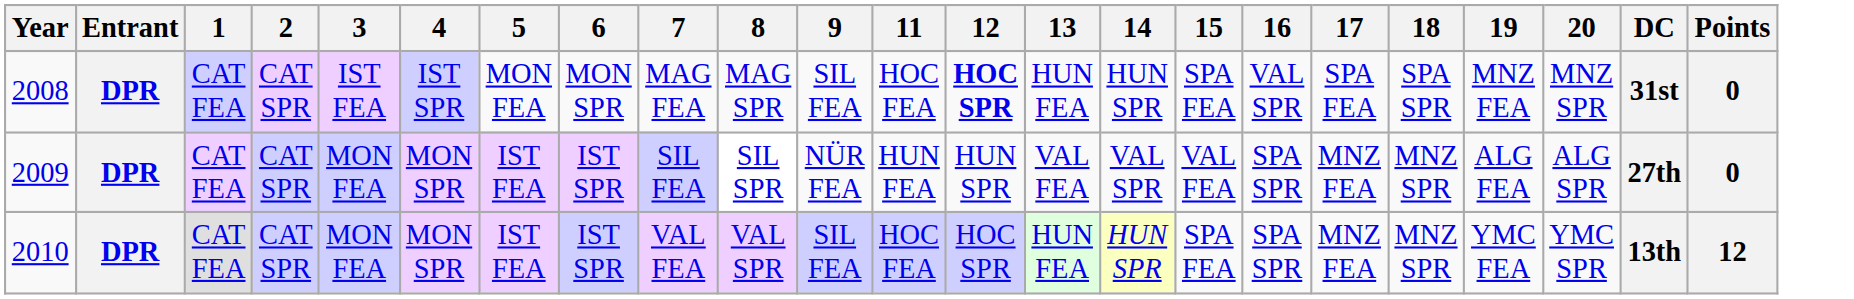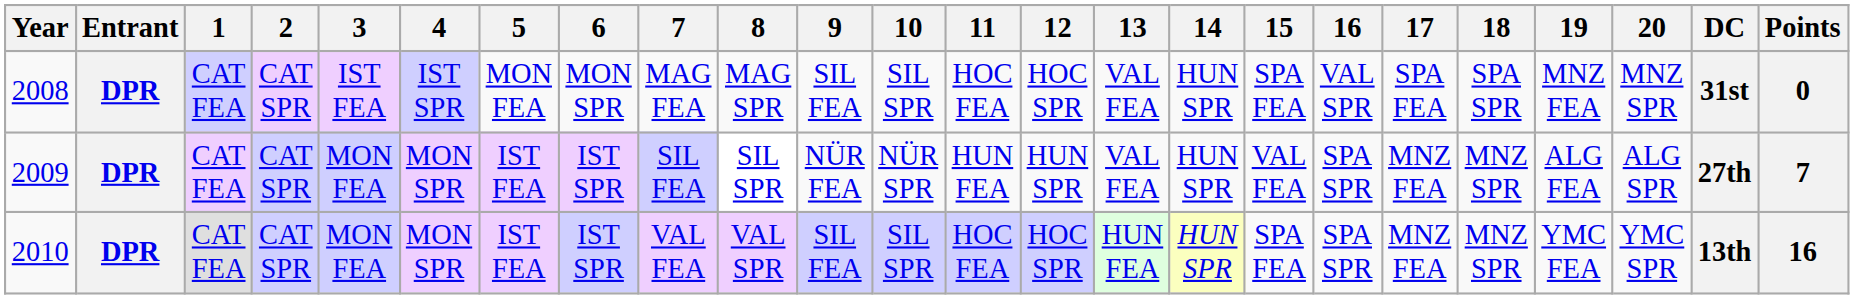+ column: (908, 27)
(986, 91) bold -> (1057, 91) normal
(1062, 91) HUN FEA -> (1132, 91) VAL FEA
(1137, 171) VAL SPR -> (1207, 171) HUN SPR
(1732, 171) 0 -> (1803, 171) 7
(1732, 251) 12 -> (1803, 251) 16
